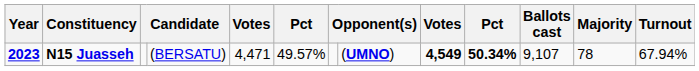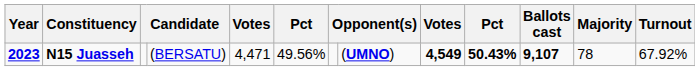(301, 54) 49.57% -> (301, 54) 49.56%
(492, 54) 50.34% -> (492, 54) 50.43%
(541, 54) normal -> (541, 54) bold
(663, 54) 67.94% -> (663, 54) 67.92%
